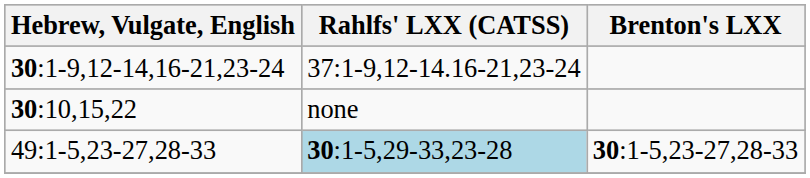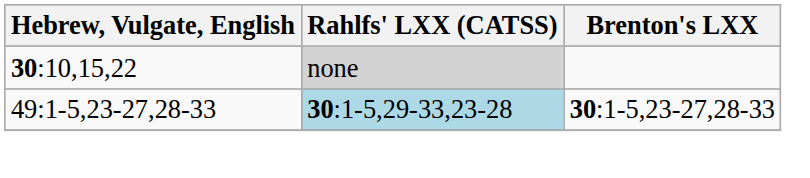- row: (148, 67)
(333, 109) no background -> (333, 67) lightgrey background
